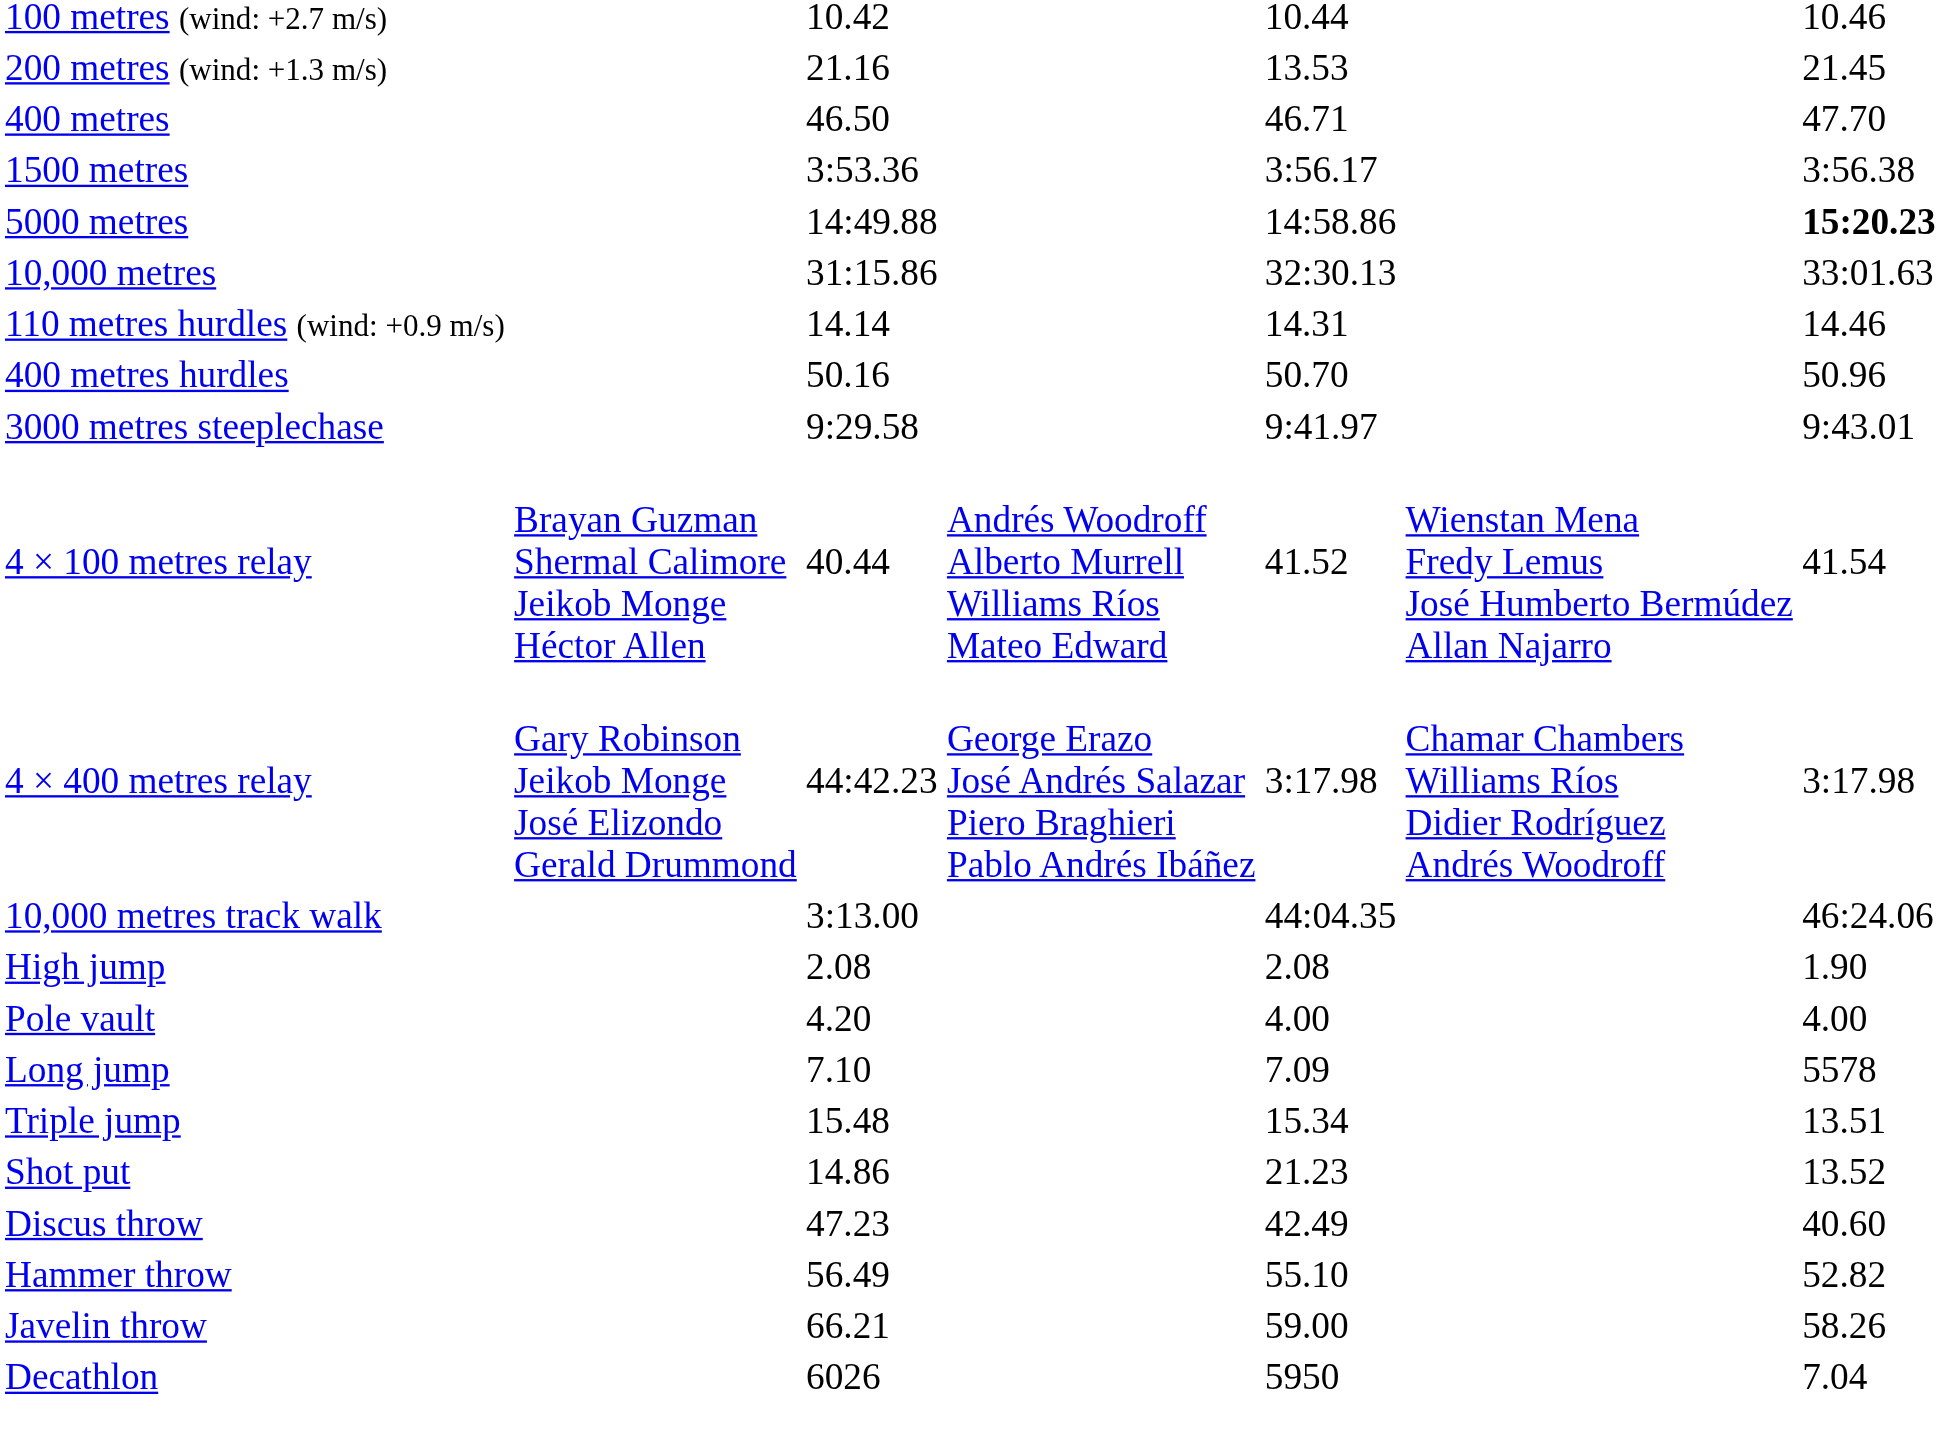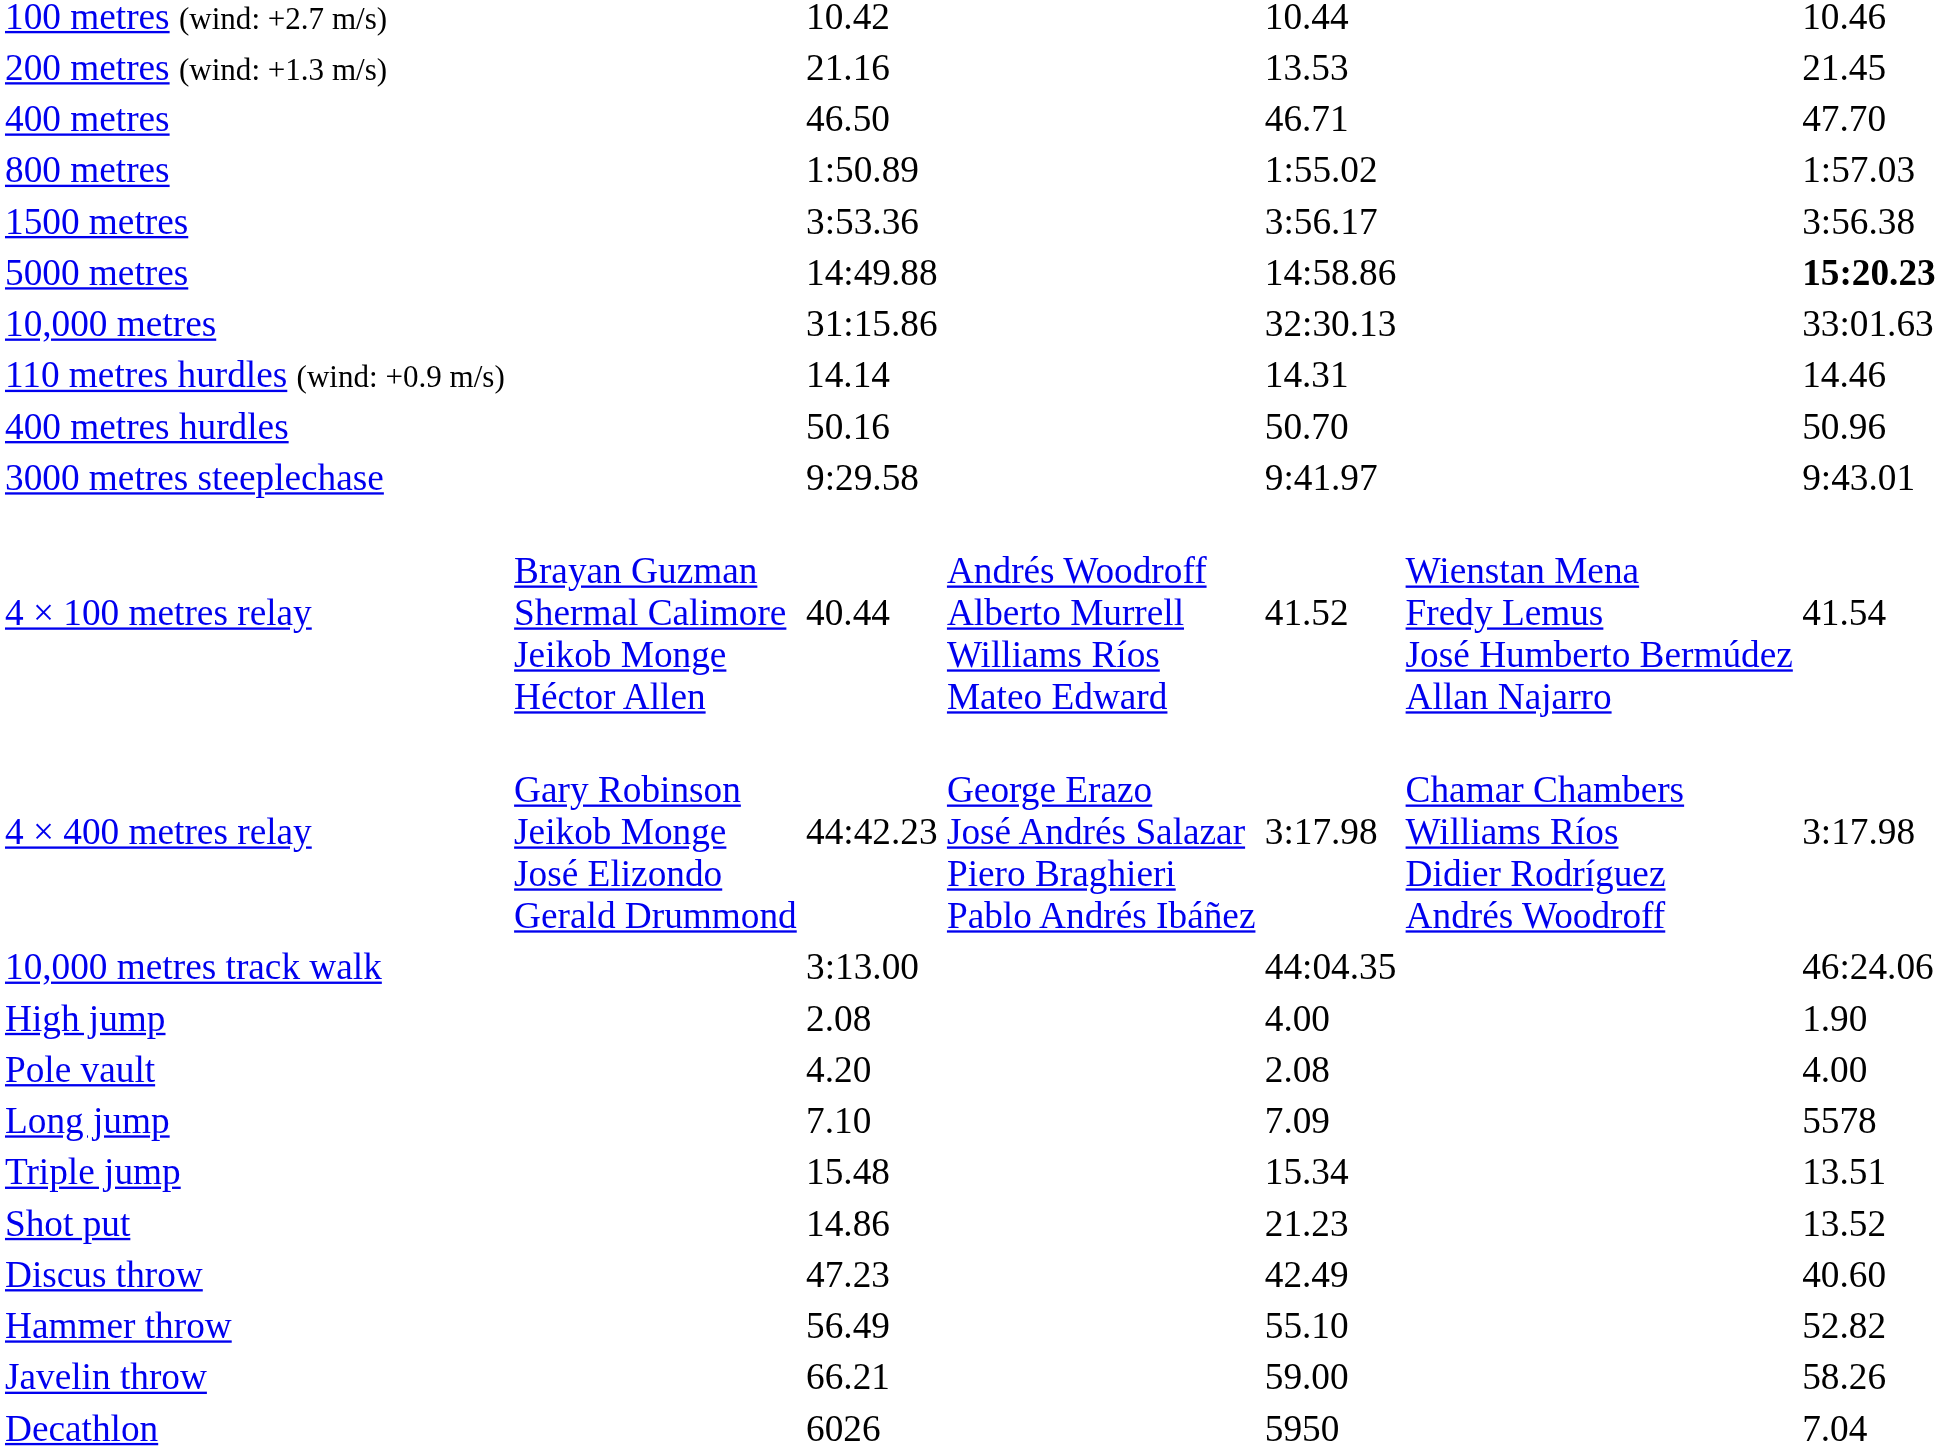+ row: (87, 170)
(1297, 966) 2.08 -> (1297, 1018) 4.00
(1297, 1018) 4.00 -> (1297, 1069) 2.08
